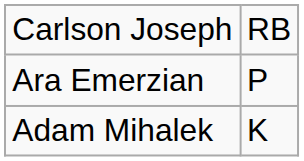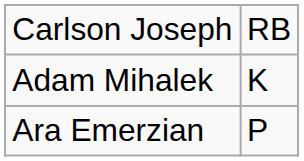rows swapped: (108, 79) <-> (113, 130)
